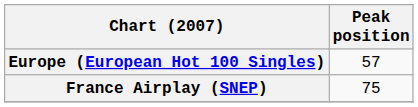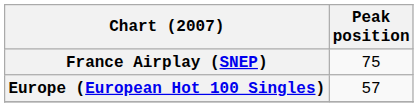rows swapped: (167, 62) <-> (167, 88)
